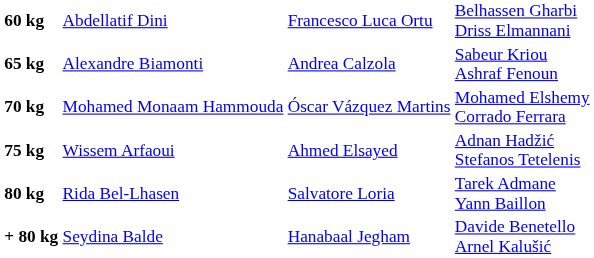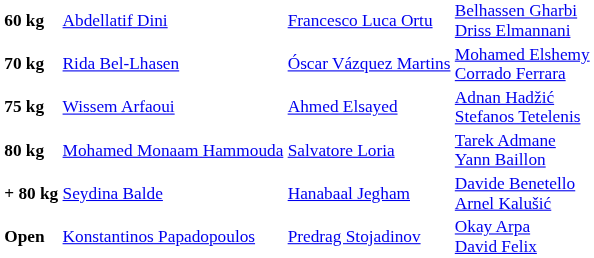- row: (24, 63)
(173, 107) Mohamed Monaam Hammouda -> (121, 63) Rida Bel-Lhasen
(121, 193) Rida Bel-Lhasen -> (173, 150) Mohamed Monaam Hammouda
+ row: (24, 236)
